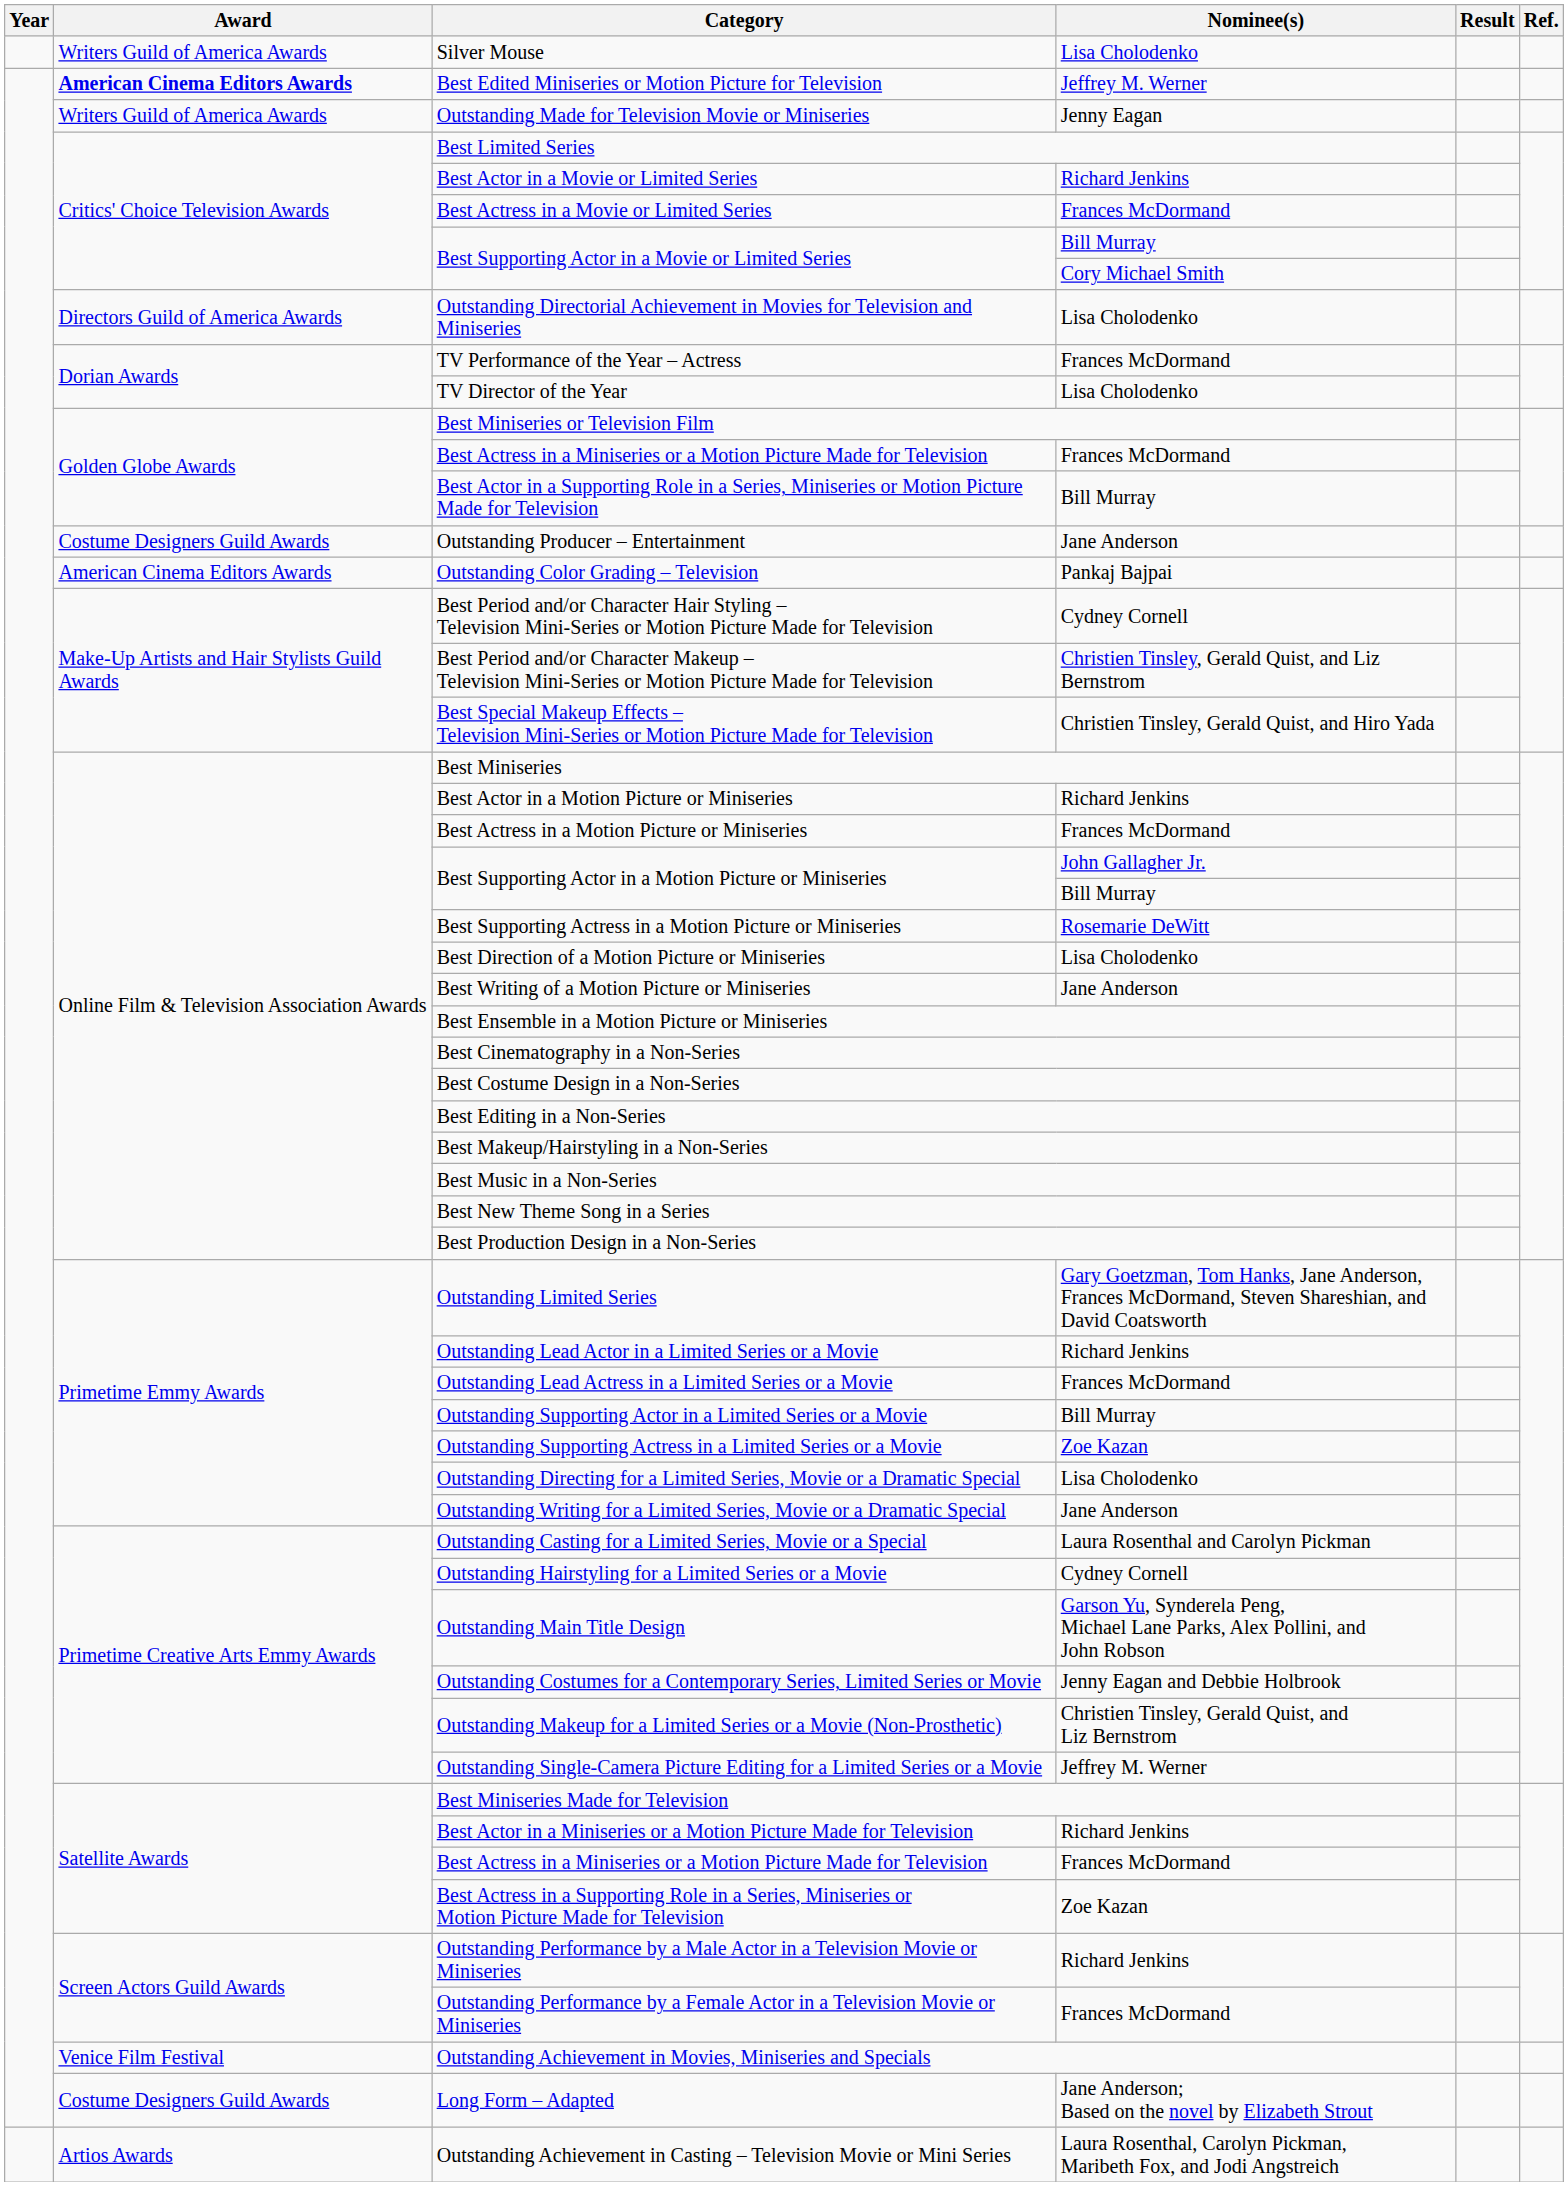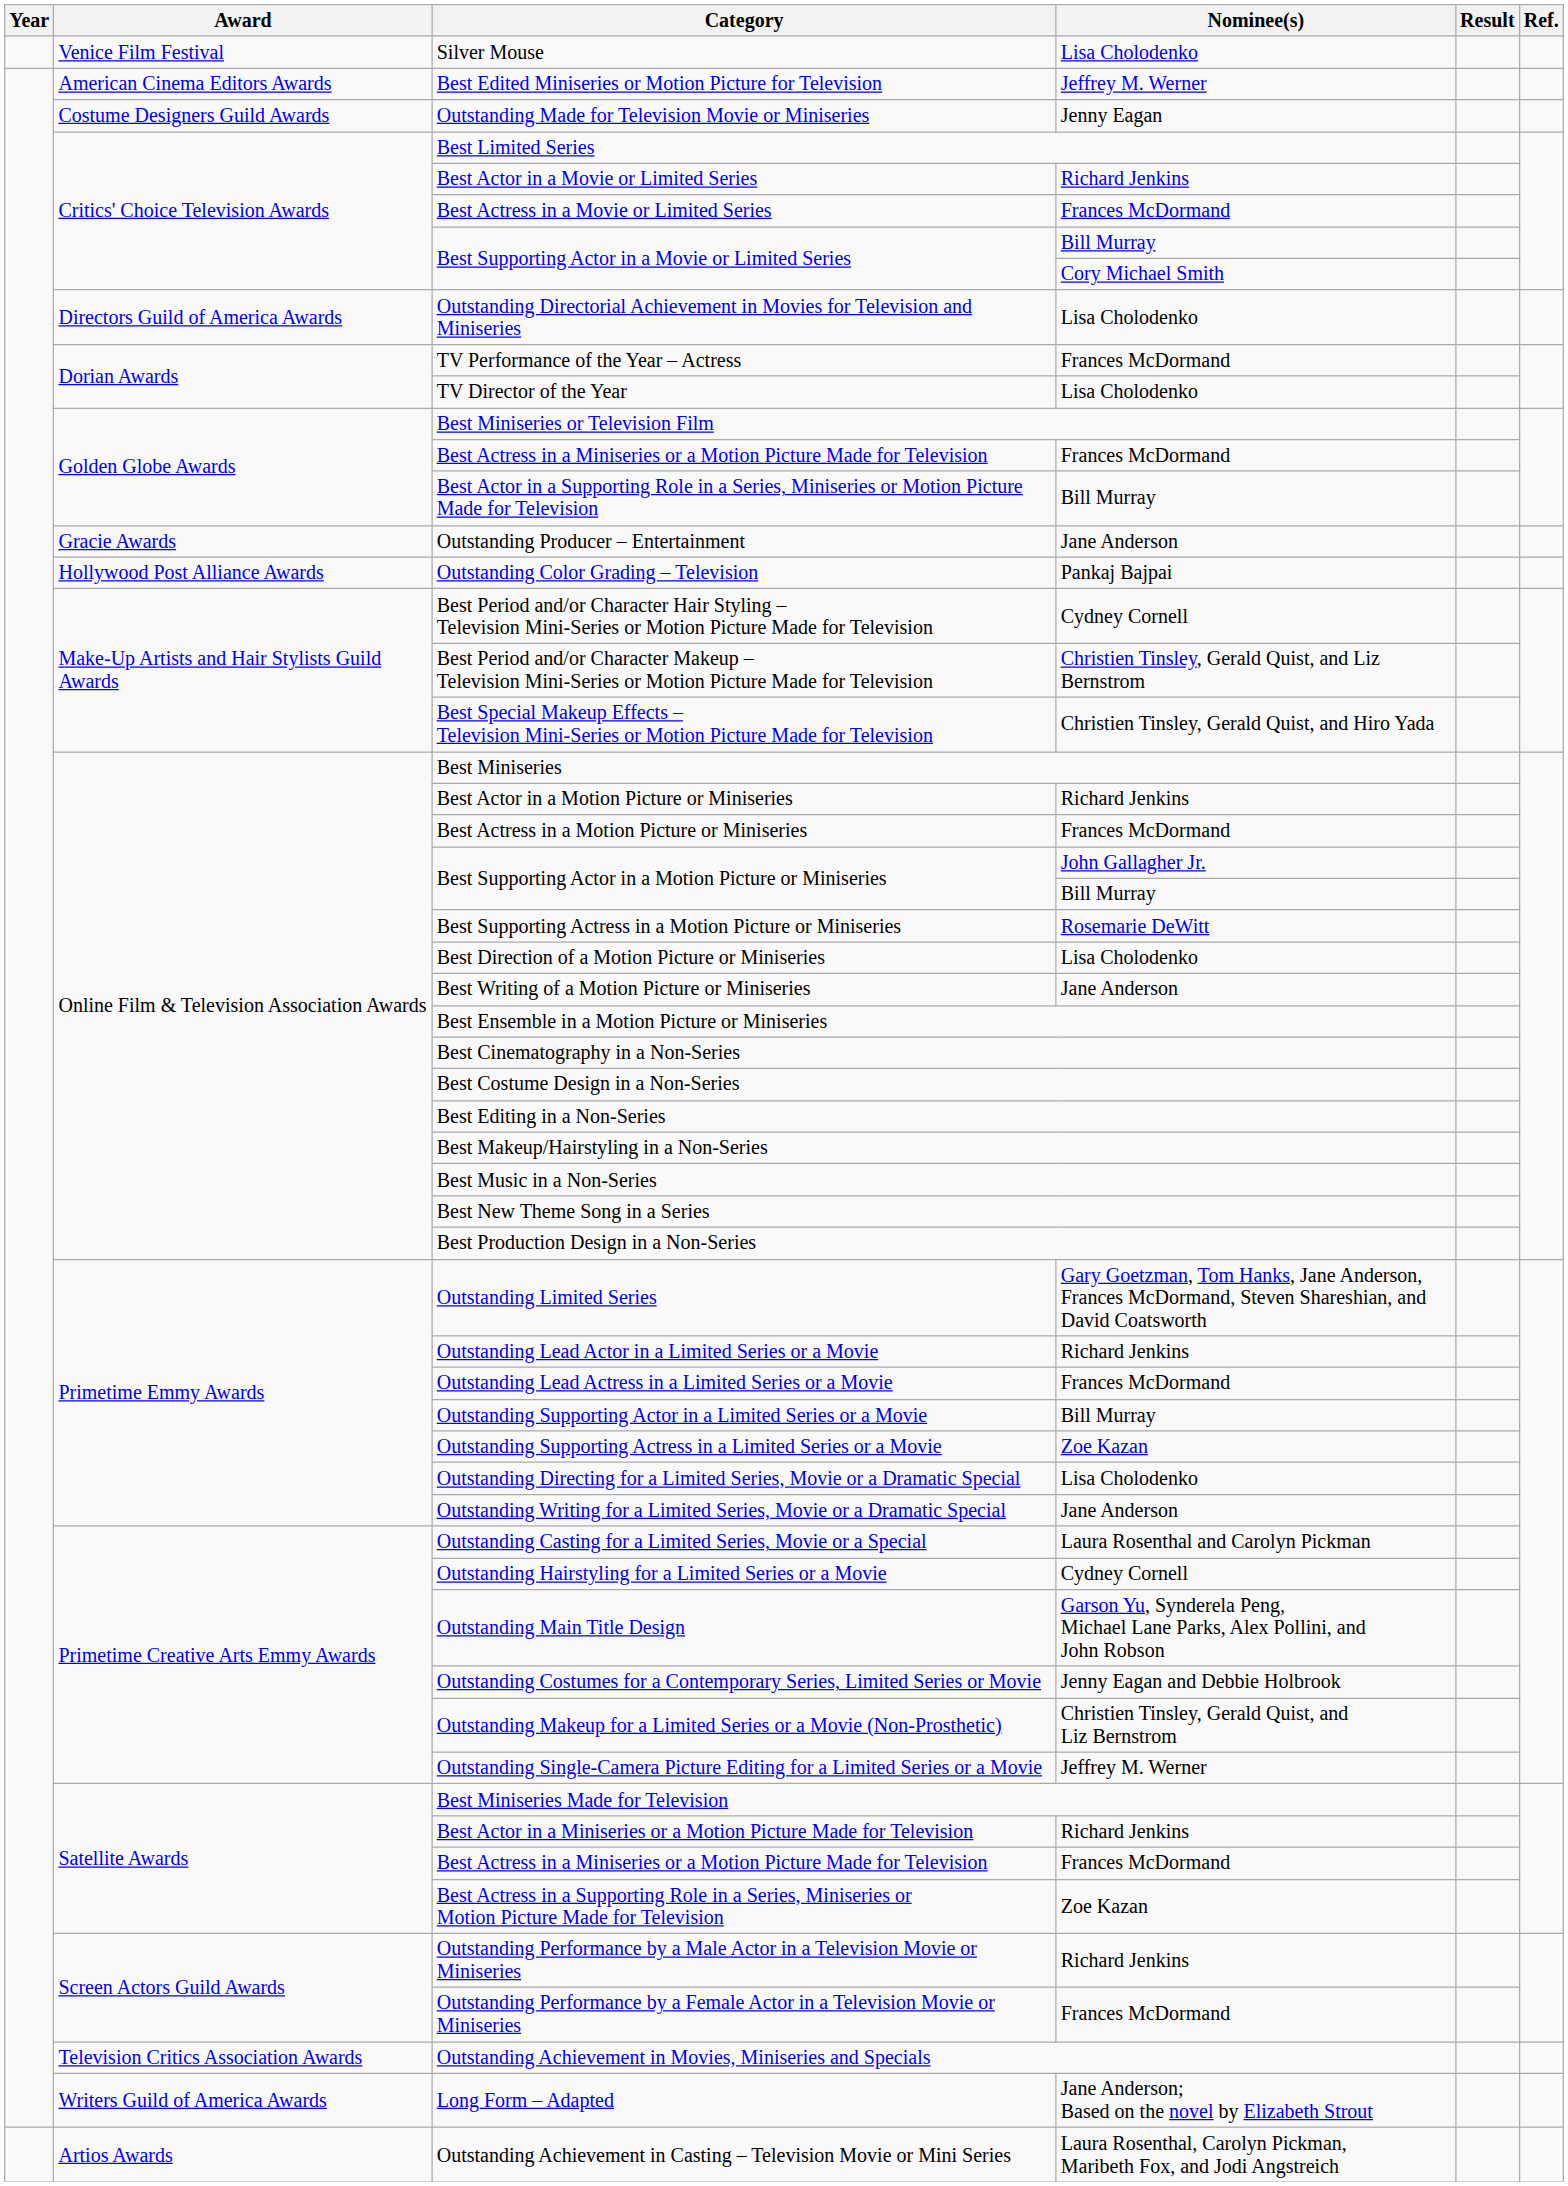(193, 52) Writers Guild of America Awards -> (141, 52) Venice Film Festival
(205, 83) bold -> (195, 83) normal
(193, 115) Writers Guild of America Awards -> (194, 115) Costume Designers Guild Awards
(194, 541) Costume Designers Guild Awards -> (117, 541) Gracie Awards
(195, 572) American Cinema Editors Awards -> (191, 572) Hollywood Post Alliance Awards
(141, 2057) Venice Film Festival -> (210, 2057) Television Critics Association Awards
(194, 2100) Costume Designers Guild Awards -> (193, 2100) Writers Guild of America Awards
